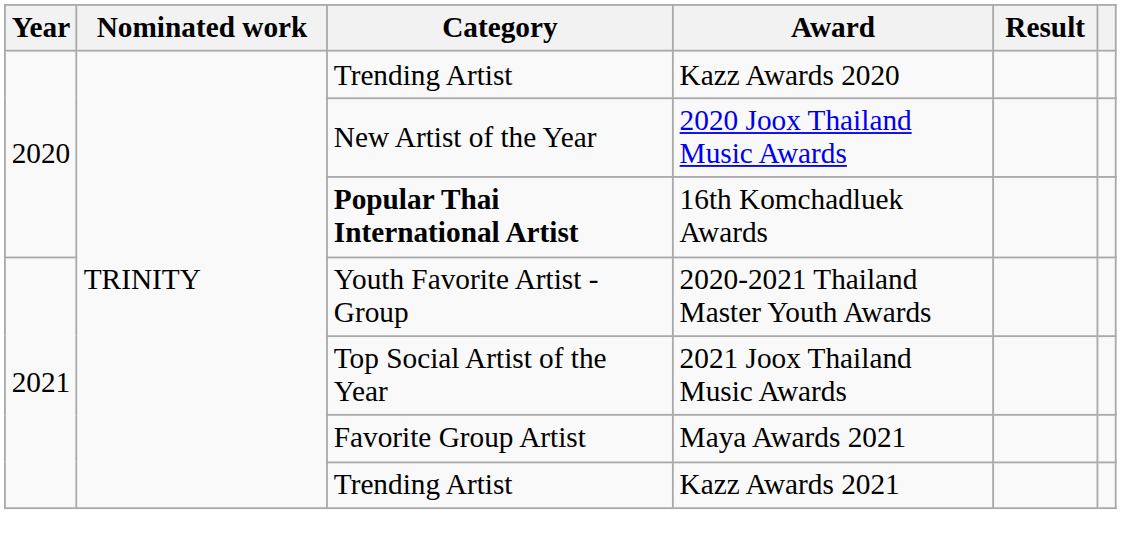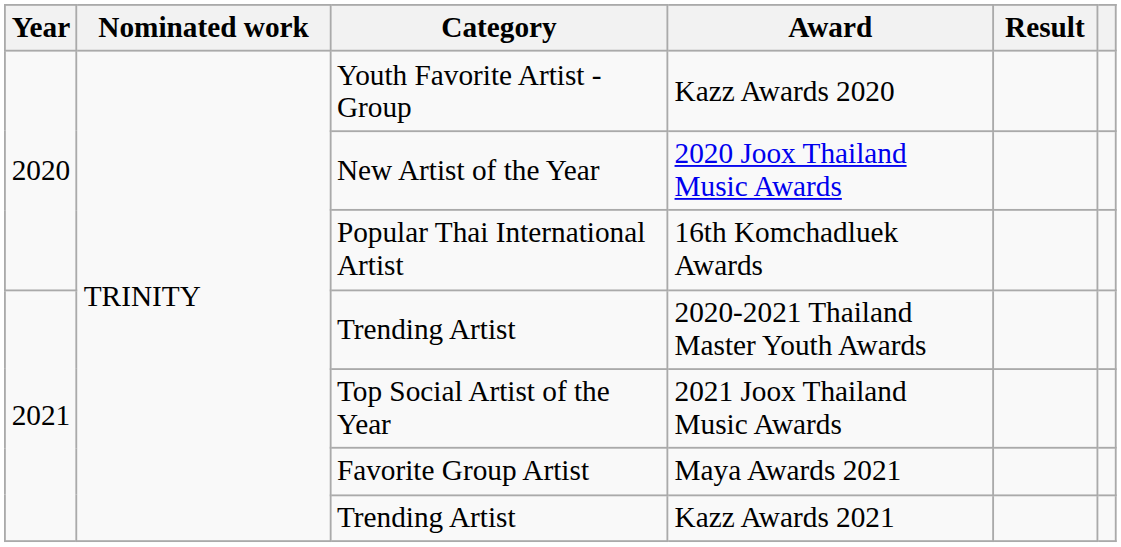(423, 74) Trending Artist -> (469, 90) Youth Favorite Artist - Group
(456, 216) bold -> (491, 249) normal
(466, 295) Youth Favorite Artist - Group -> (426, 328) Trending Artist
